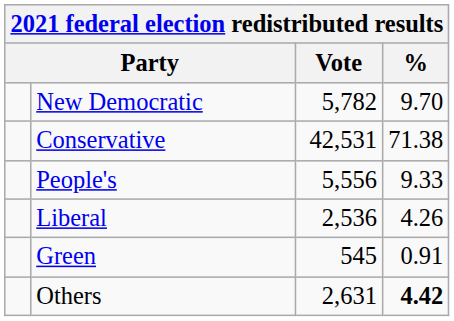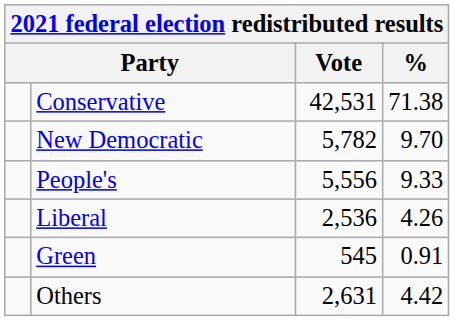rows swapped: (101, 140) <-> (119, 101)
(422, 295) bold -> (422, 295) normal
